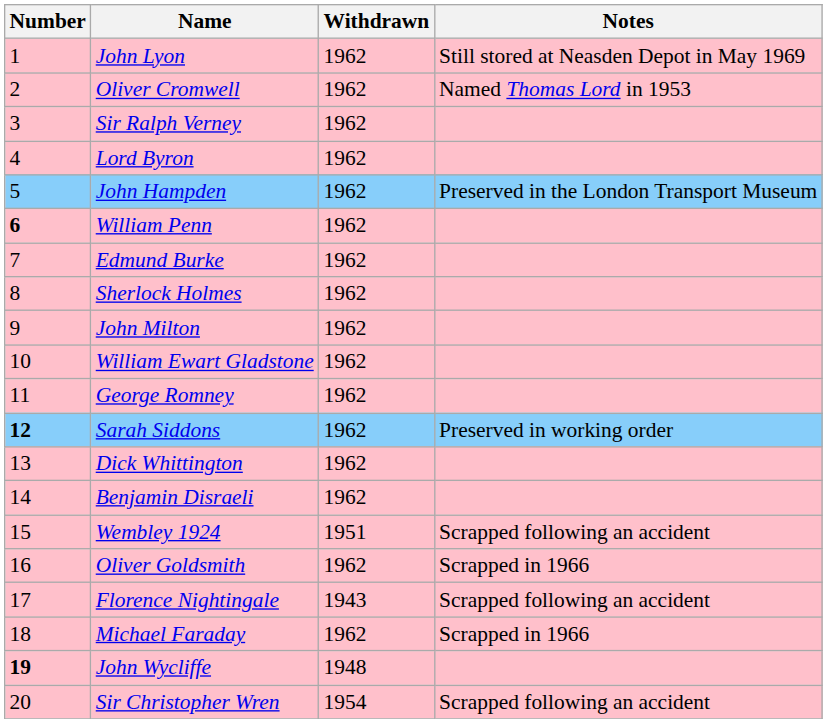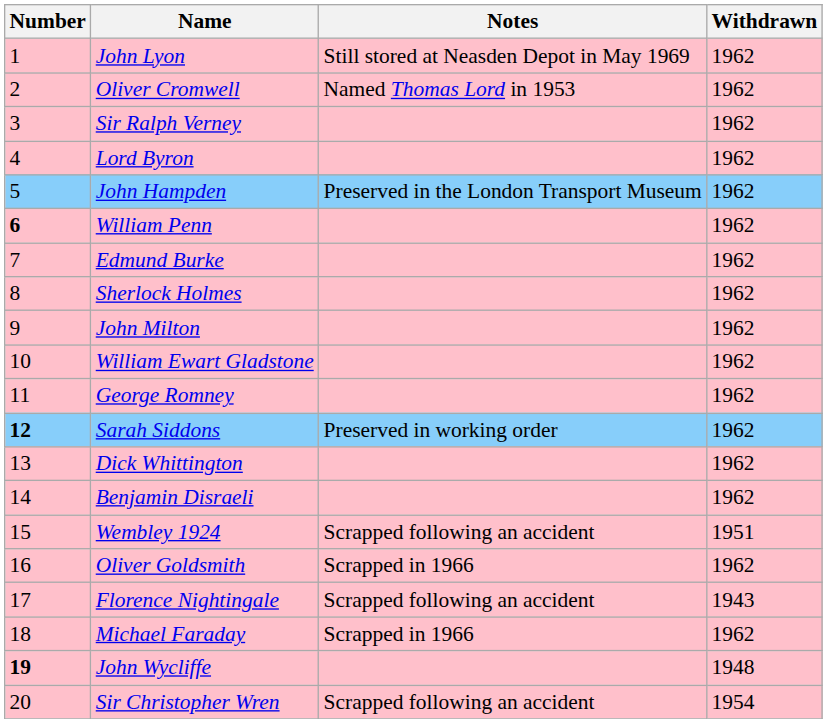columns swapped: (376, 21) <-> (628, 21)
